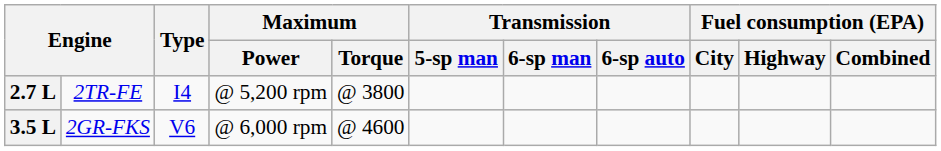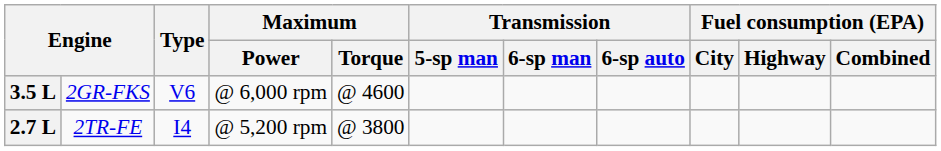rows swapped: (33, 92) <-> (33, 127)
